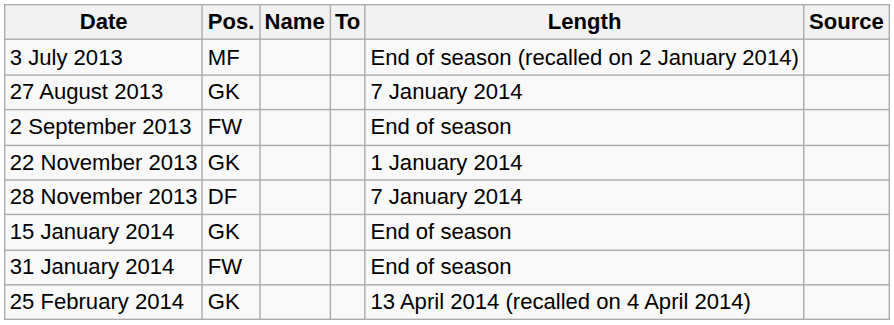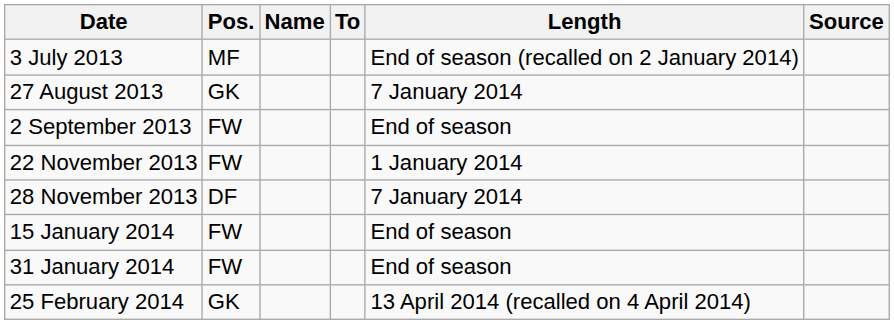(224, 162) GK -> (225, 162) FW
(224, 232) GK -> (225, 232) FW
